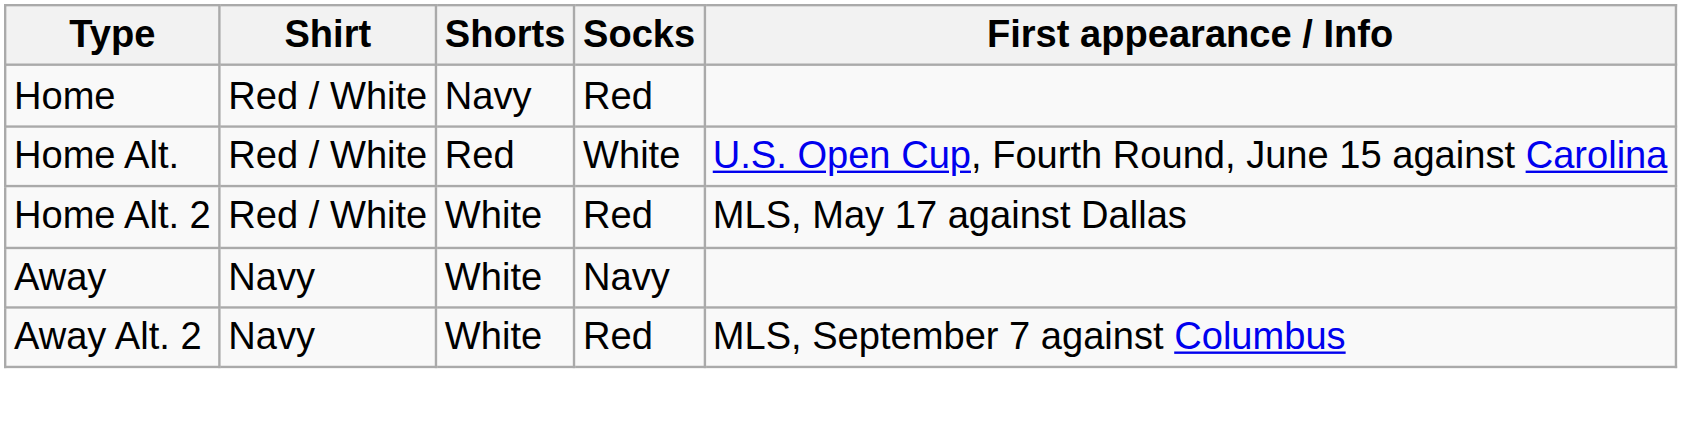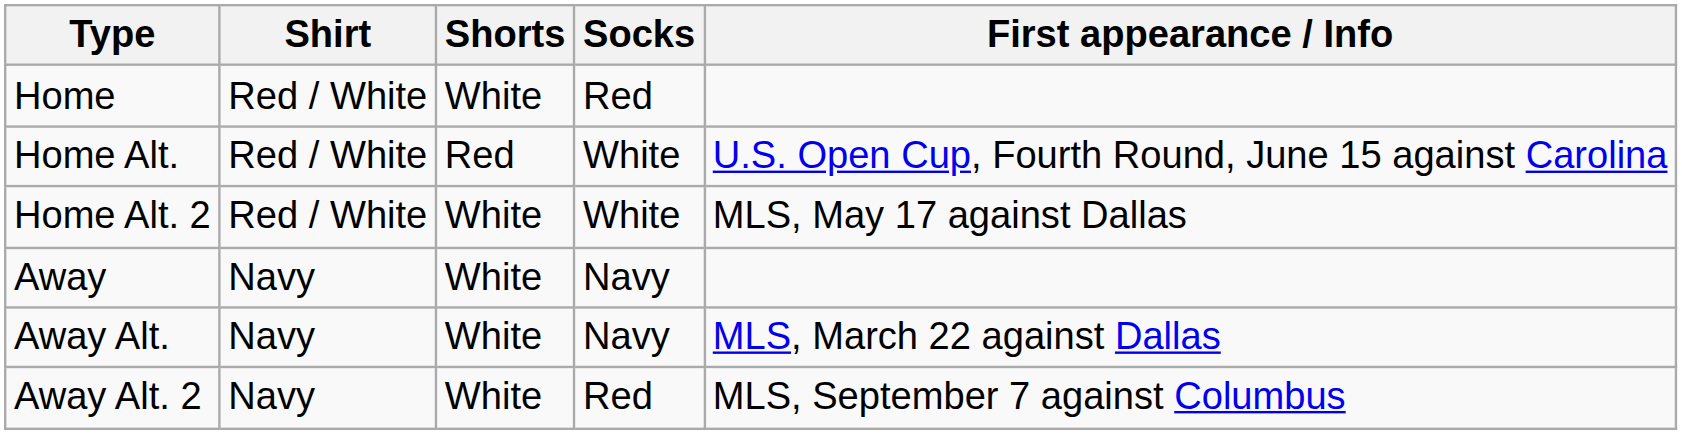(488, 95) Navy -> (494, 95) White
(618, 215) Red -> (632, 215) White
+ row: (92, 336)
